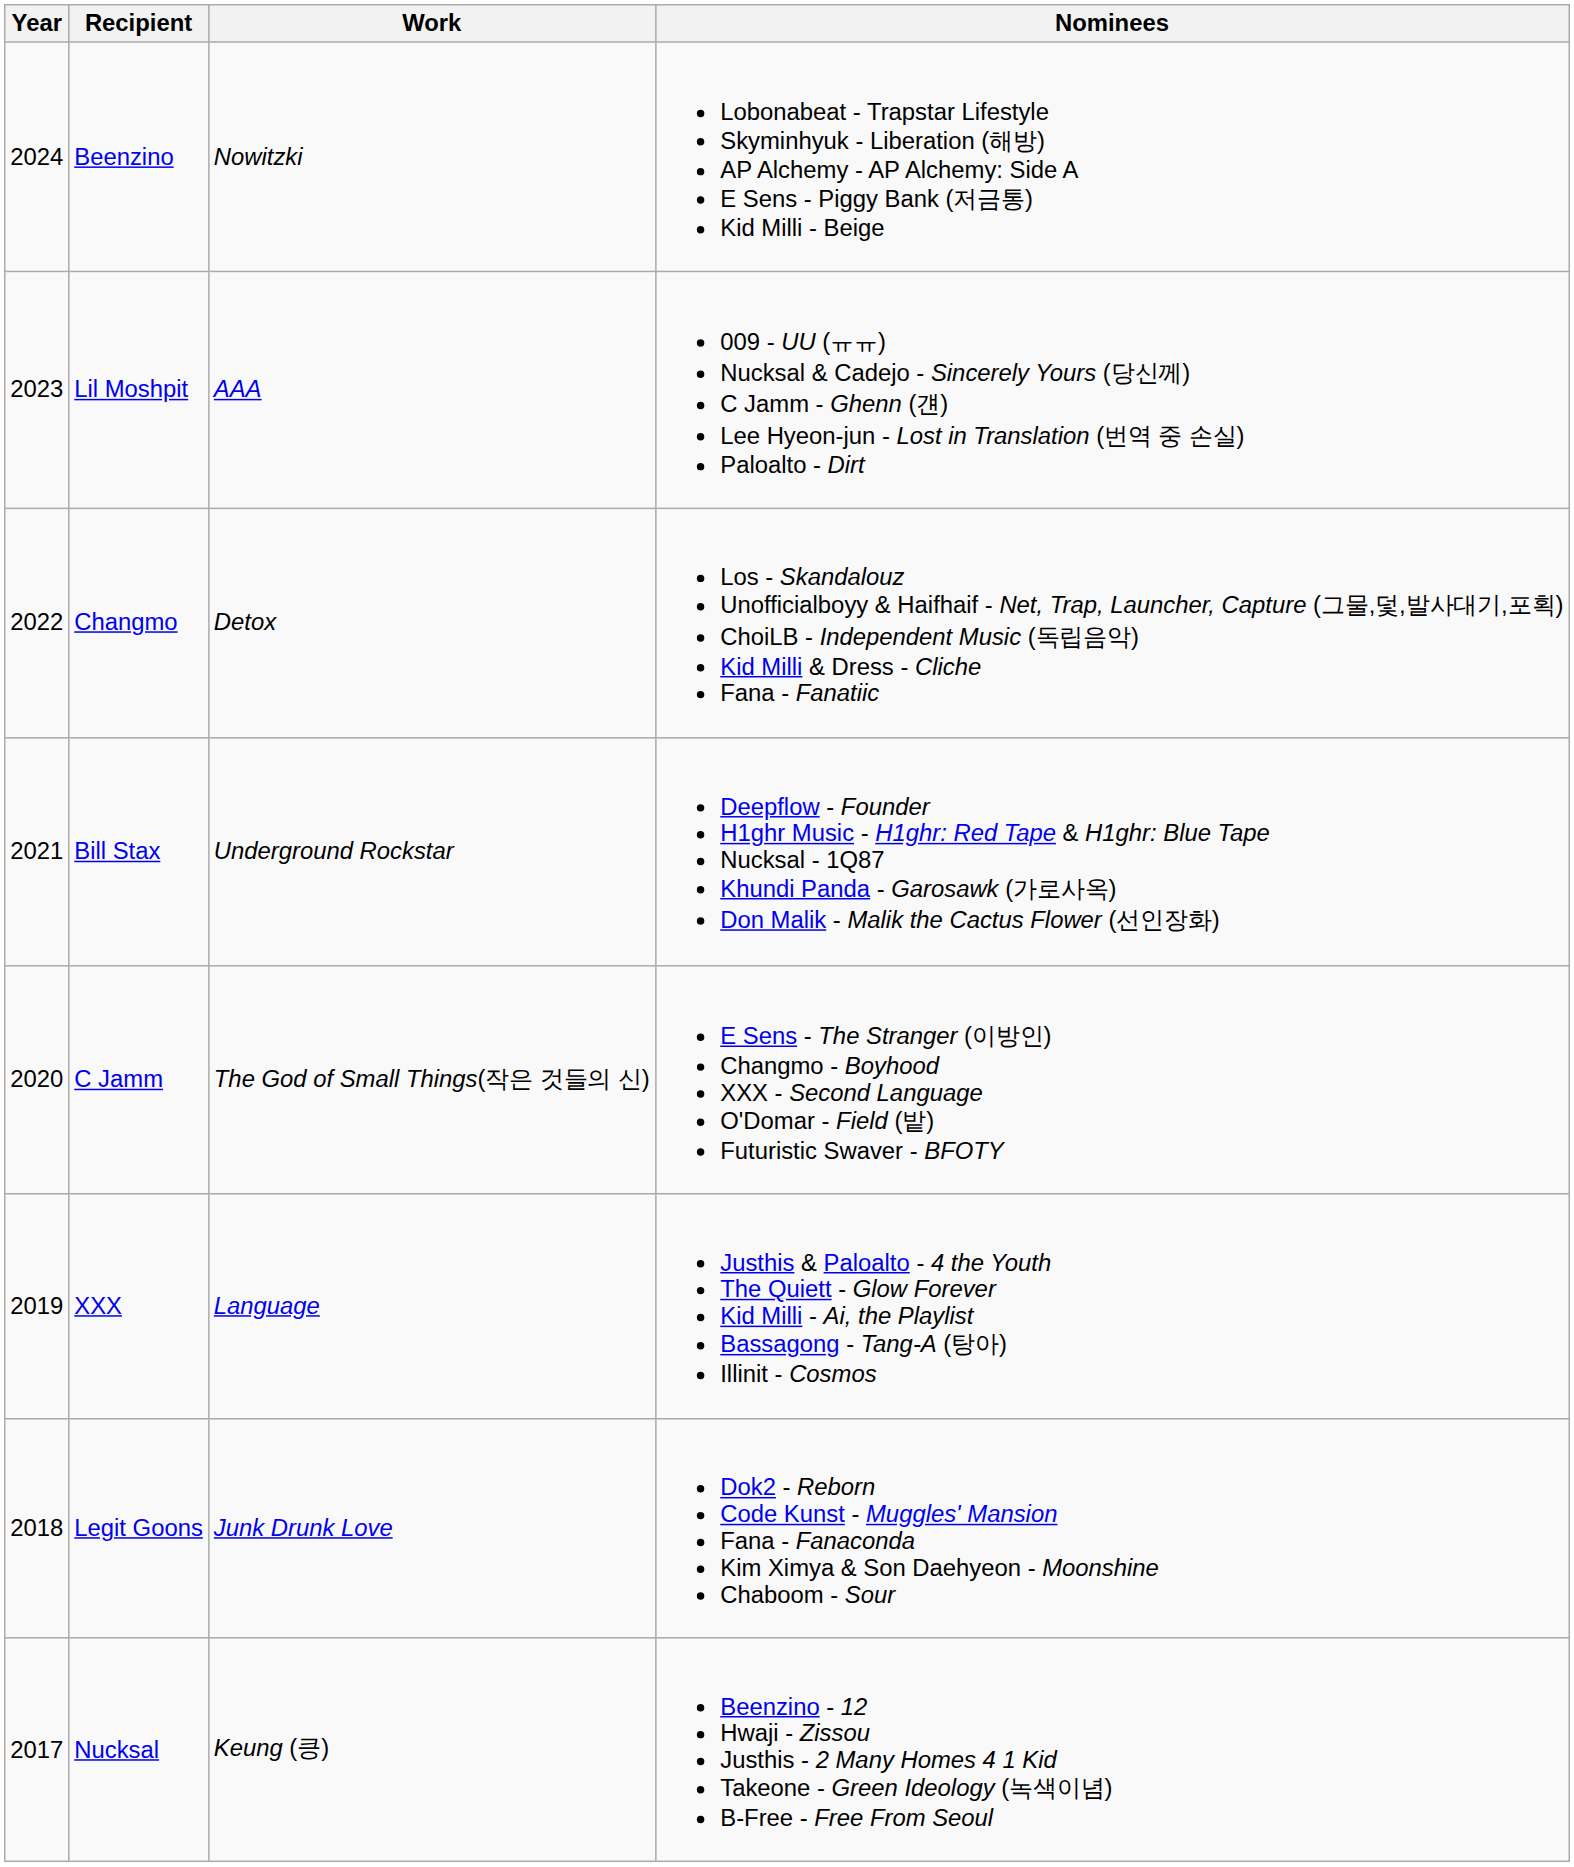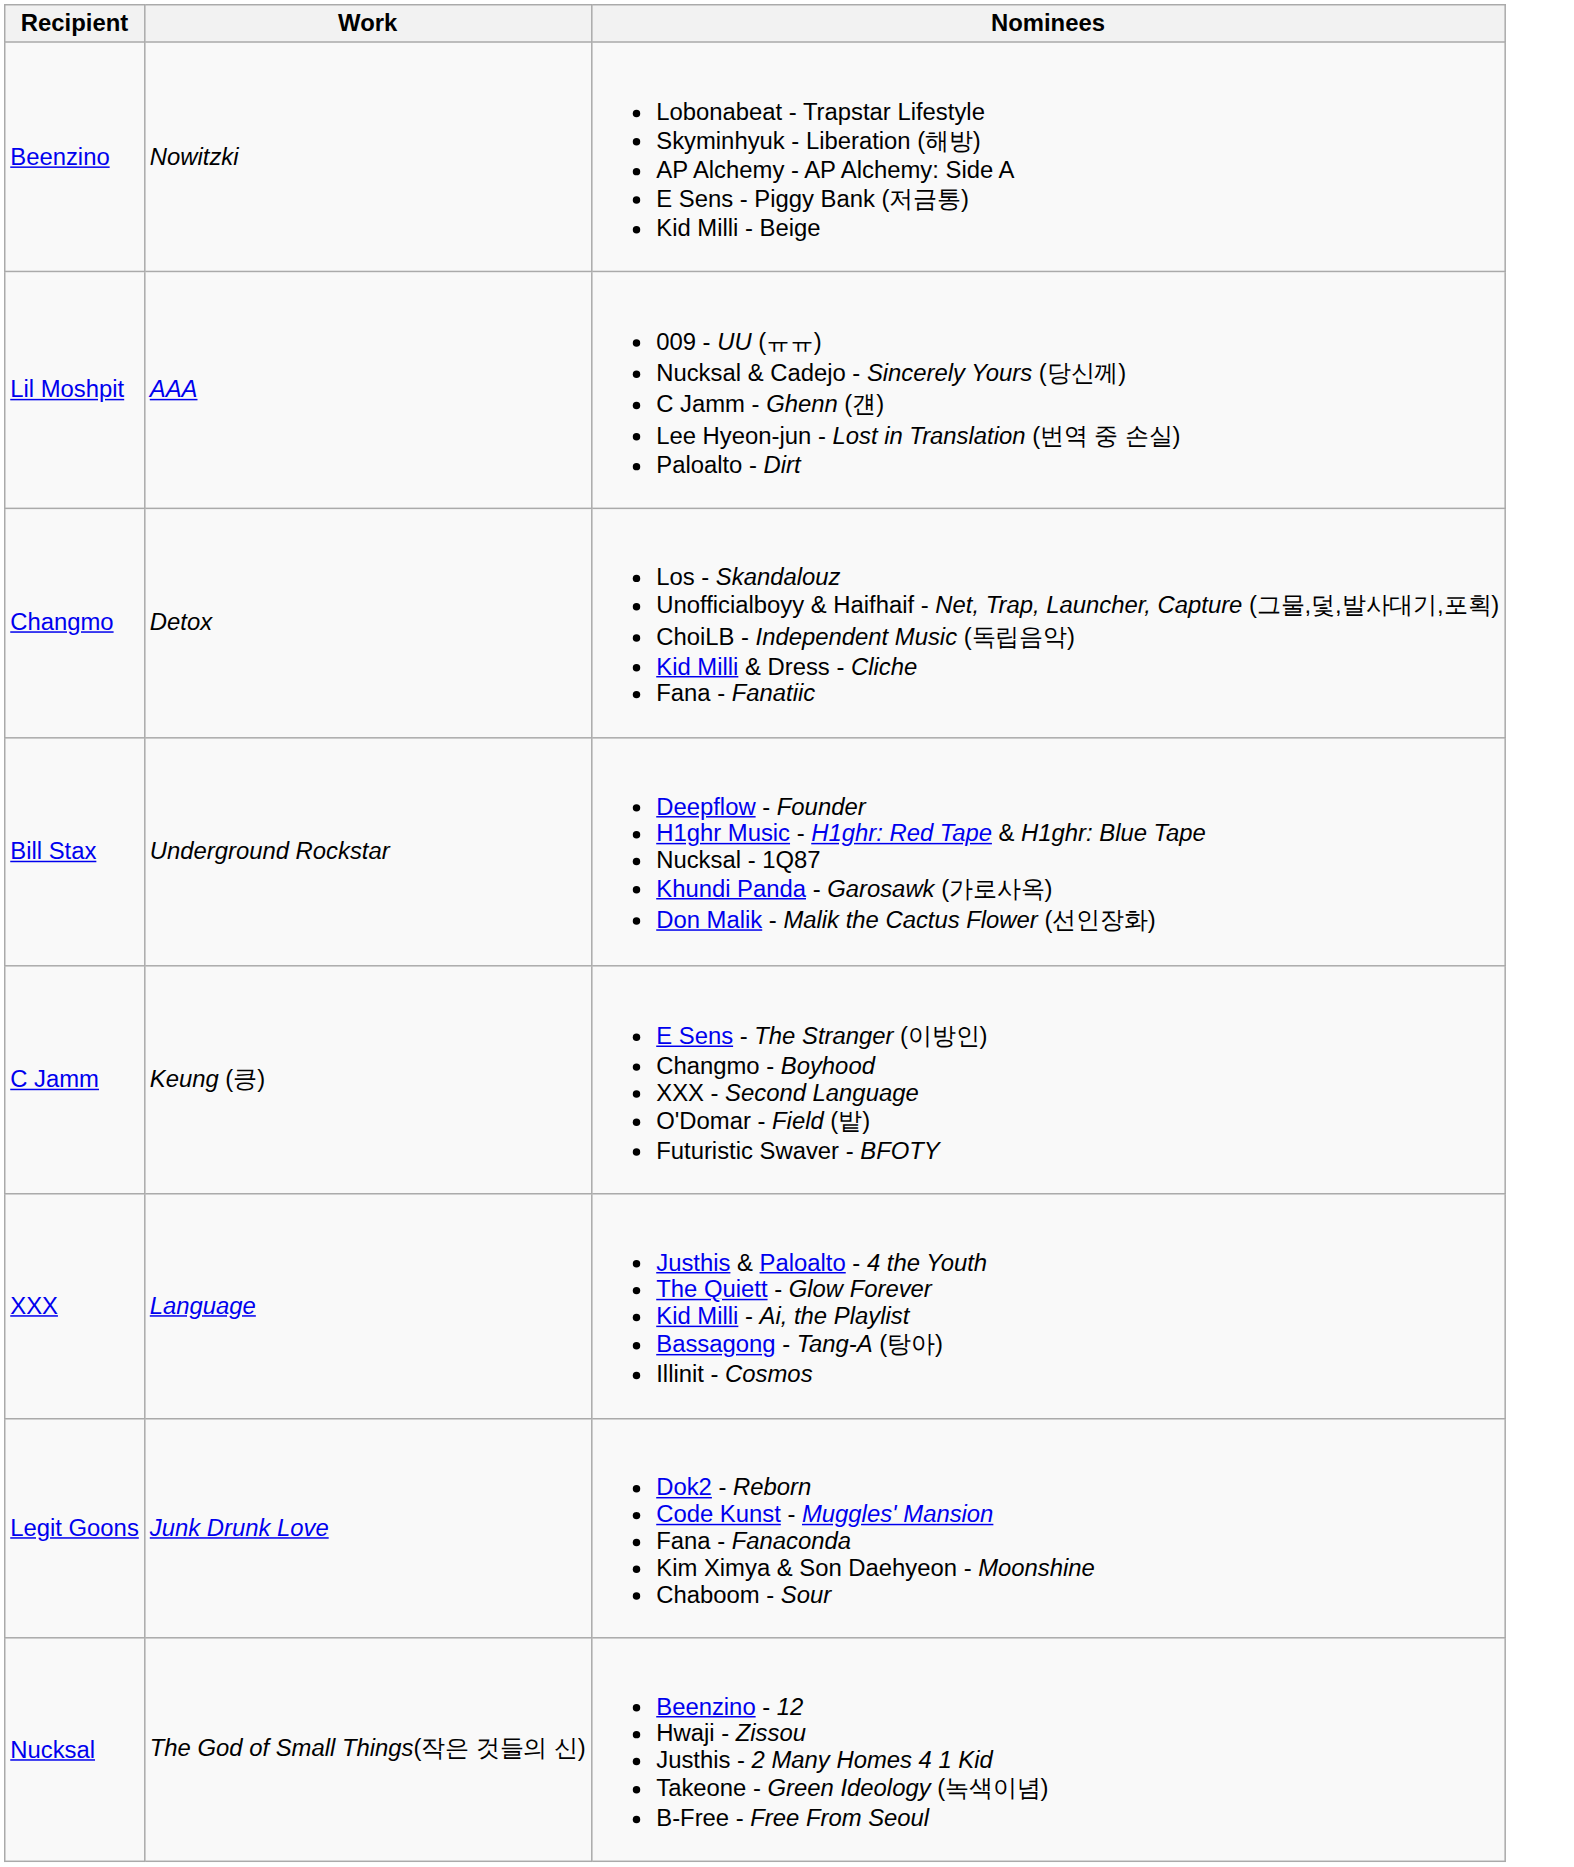- column: (37, 23)
(432, 1078) The God of Small Things(작은 것들의 신) -> (207, 1078) Keung (킁)
(271, 1748) Keung (킁) -> (368, 1748) The God of Small Things(작은 것들의 신)
